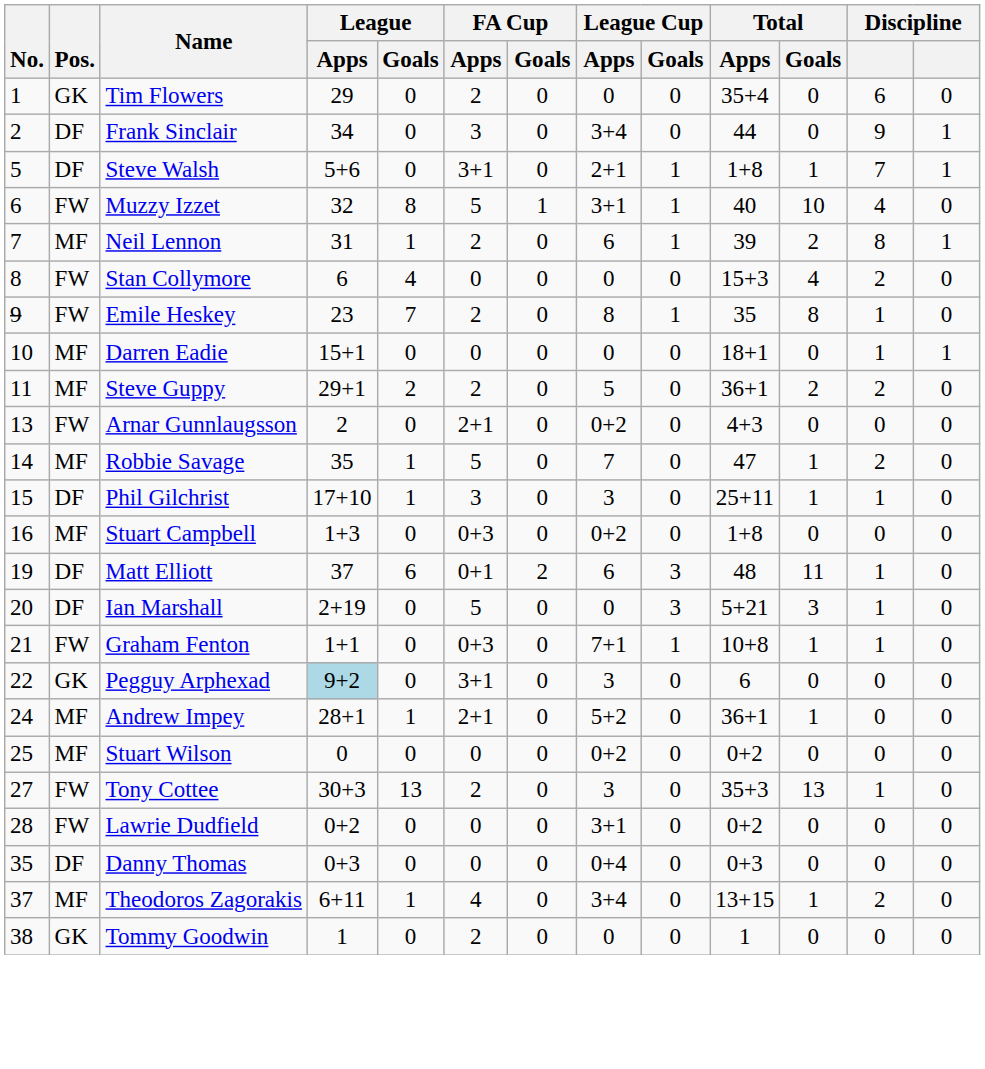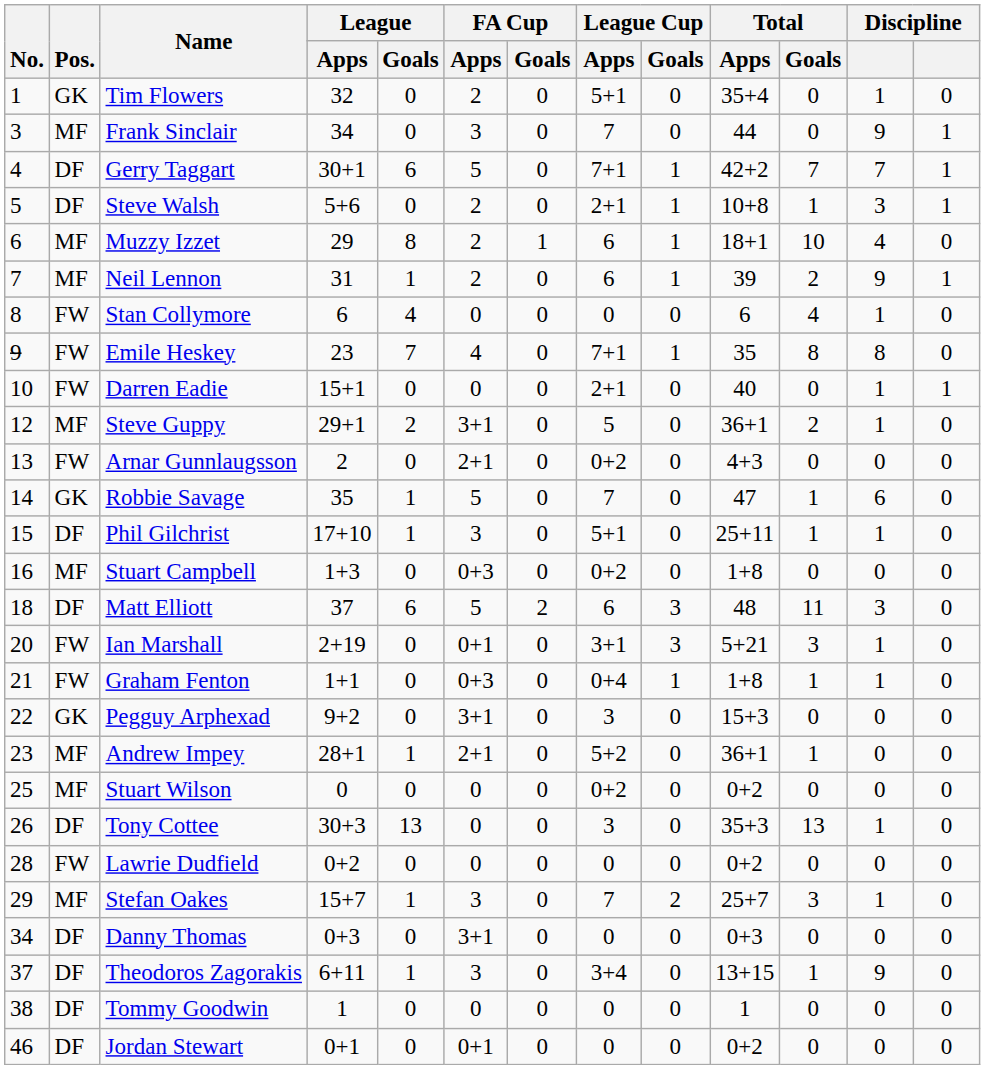(342, 95) 29 -> (342, 95) 32
(609, 95) 0 -> (609, 95) 5+1
(880, 95) 6 -> (880, 95) 1
(16, 132) 2 -> (16, 132) 3
(69, 132) DF -> (71, 132) MF
(609, 132) 3+4 -> (609, 132) 7
+ row: (170, 168)
(476, 168) 3+1 -> (476, 205) 2
(745, 168) 1+8 -> (745, 205) 10+8
(880, 168) 7 -> (880, 205) 3
(72, 205) FW -> (71, 242) MF
(342, 205) 32 -> (342, 242) 29
(476, 205) 5 -> (476, 242) 2
(609, 205) 3+1 -> (609, 242) 6
(745, 205) 40 -> (745, 242) 18+1
(880, 242) 8 -> (880, 278) 9
(745, 278) 15+3 -> (745, 315) 6
(880, 278) 2 -> (880, 315) 1
(476, 315) 2 -> (476, 351) 4
(609, 315) 8 -> (609, 351) 7+1
(880, 315) 1 -> (880, 351) 8
(71, 351) MF -> (72, 388) FW
(609, 351) 0 -> (609, 388) 2+1
(745, 351) 18+1 -> (745, 388) 40
(21, 388) 11 -> (22, 424) 12
(476, 388) 2 -> (476, 424) 3+1
(880, 388) 2 -> (880, 424) 1
(71, 461) MF -> (71, 497) GK
(880, 461) 2 -> (880, 497) 6
(609, 497) 3 -> (609, 534) 5+1
(22, 570) 19 -> (22, 607) 18
(476, 570) 0+1 -> (476, 607) 5
(880, 570) 1 -> (880, 607) 3
(69, 607) DF -> (72, 643) FW
(476, 607) 5 -> (476, 643) 0+1
(609, 607) 0 -> (609, 643) 3+1
(609, 643) 7+1 -> (609, 680) 0+4
(745, 643) 10+8 -> (745, 680) 1+8
(342, 680) lightblue background -> (342, 717) no background
(745, 680) 6 -> (745, 717) 15+3
(22, 717) 24 -> (22, 753) 23
(22, 790) 27 -> (22, 826) 26
(72, 790) FW -> (69, 826) DF
(476, 790) 2 -> (476, 826) 0
(609, 826) 3+1 -> (609, 863) 0
+ row: (167, 899)
(22, 863) 35 -> (22, 936) 34
(476, 863) 0 -> (476, 936) 3+1
(609, 863) 0+4 -> (609, 936) 0
(71, 899) MF -> (69, 972) DF
(476, 899) 4 -> (476, 972) 3
(880, 899) 2 -> (880, 972) 9
(71, 936) GK -> (69, 1009) DF
(476, 936) 2 -> (476, 1009) 0
+ row: (174, 1045)
